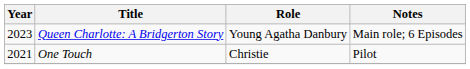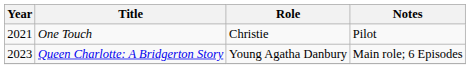rows swapped: (65, 53) <-> (131, 34)
